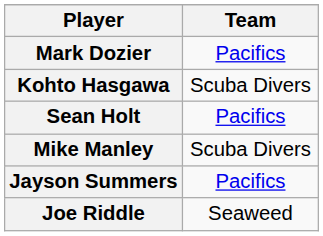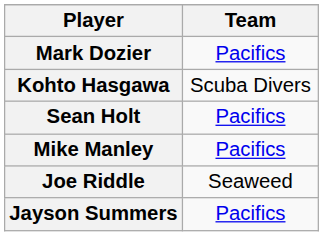(250, 149) Scuba Divers -> (250, 149) Pacifics
rows swapped: (93, 213) <-> (93, 181)
